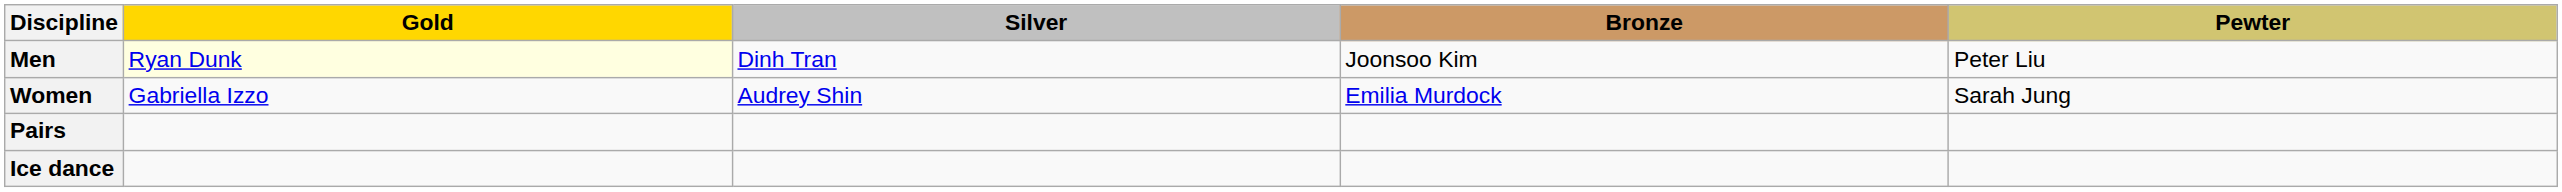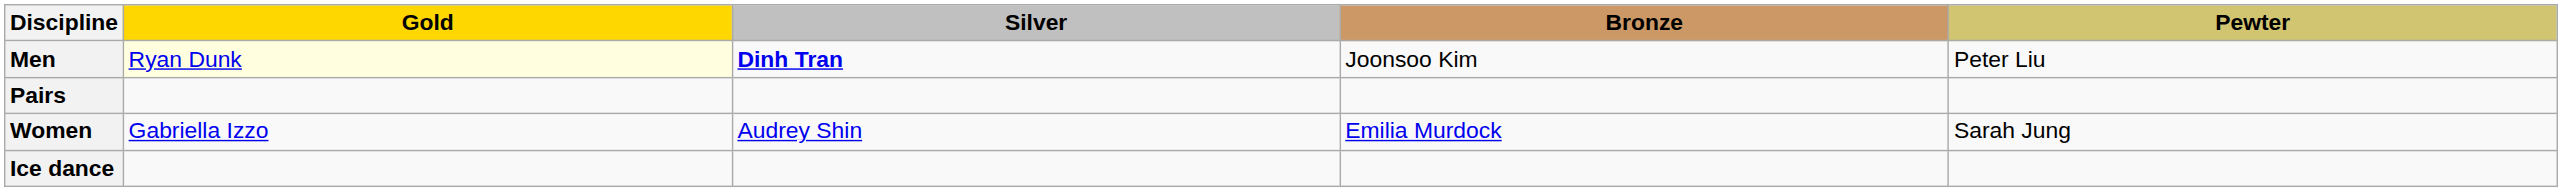(787, 58) normal -> (790, 58) bold
rows swapped: (51, 95) <-> (38, 131)
